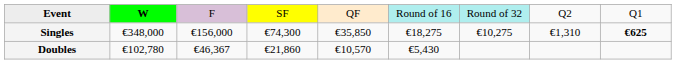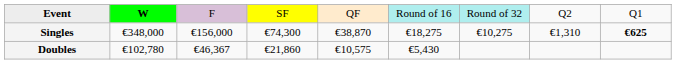(353, 32) €35,850 -> (353, 32) €38,870
(353, 50) €10,570 -> (353, 50) €10,575
